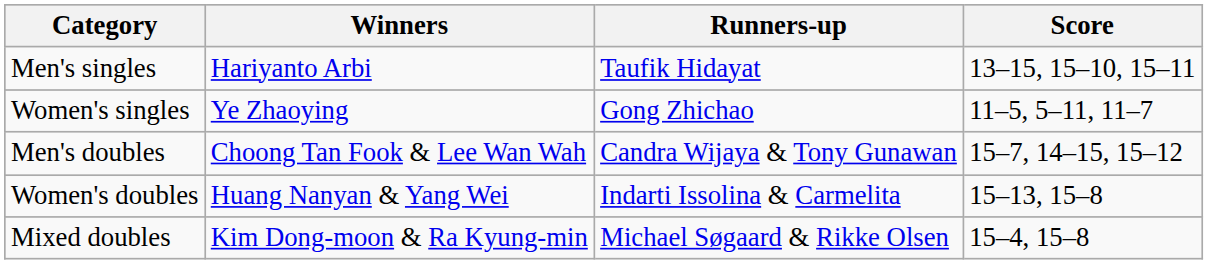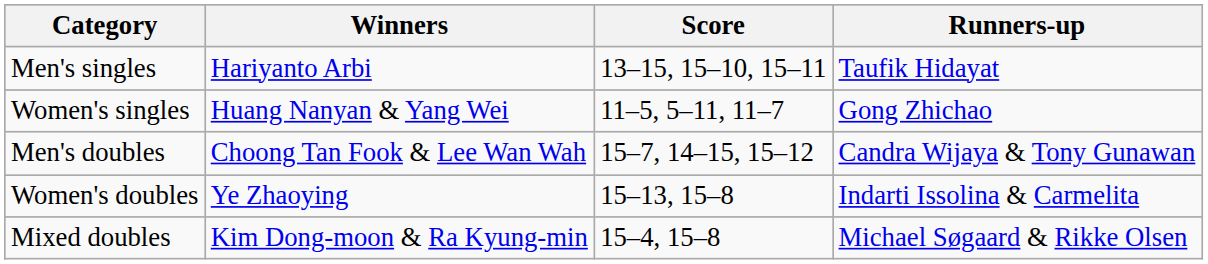columns swapped: (778, 25) <-> (1082, 25)
(280, 110) Ye Zhaoying -> (360, 110) Huang Nanyan & Yang Wei
(360, 195) Huang Nanyan & Yang Wei -> (280, 195) Ye Zhaoying
